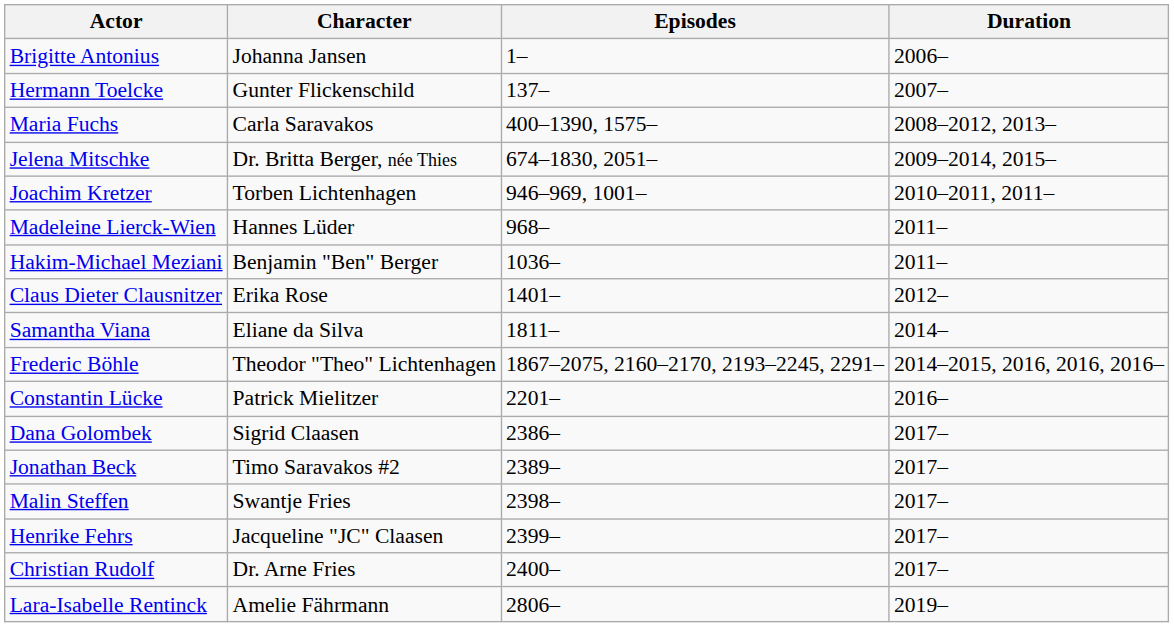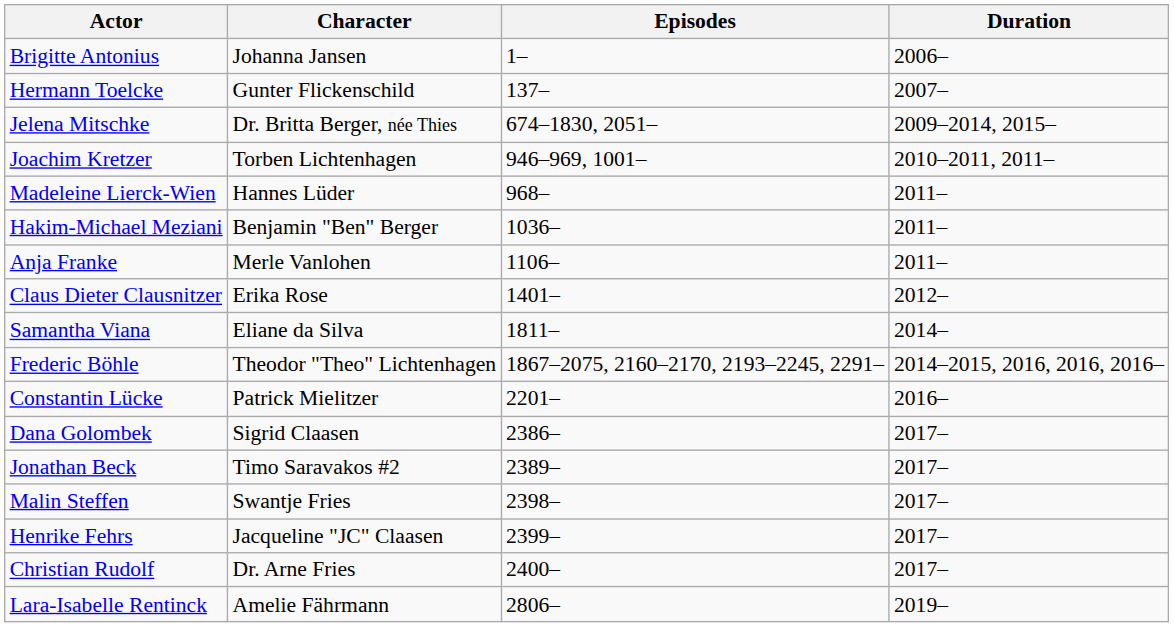- row: (64, 124)
+ row: (63, 261)
